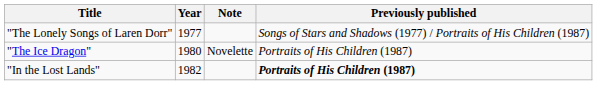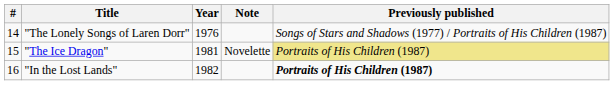+ column: (13, 13)
(190, 32) 1977 -> (207, 32) 1976
(190, 51) 1980 -> (207, 51) 1981
(335, 51) no background -> (352, 51) khaki background
